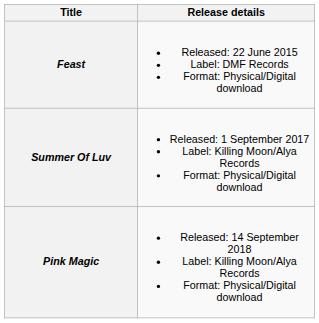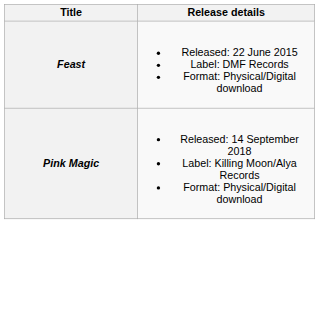- row: (71, 157)
